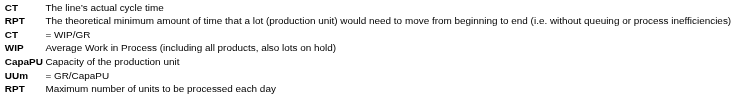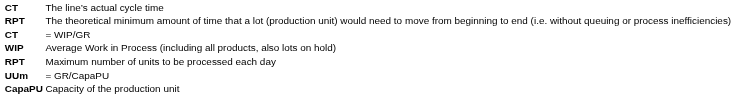rows swapped: (161, 89) <-> (112, 62)
